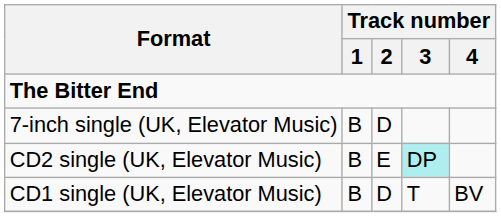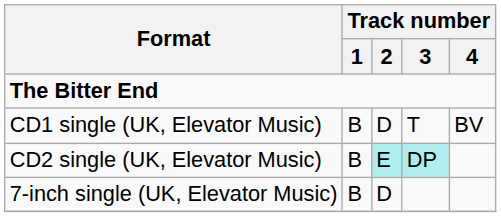rows swapped: (166, 194) <-> (174, 125)
(384, 159) no background -> (384, 159) paleturquoise background
